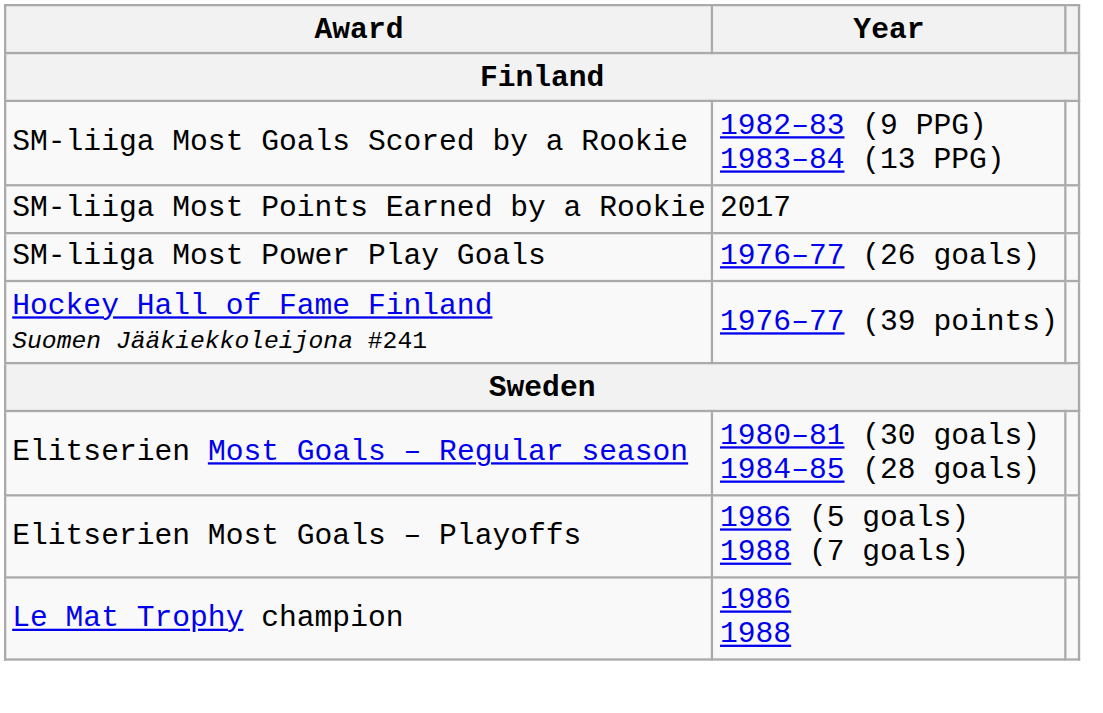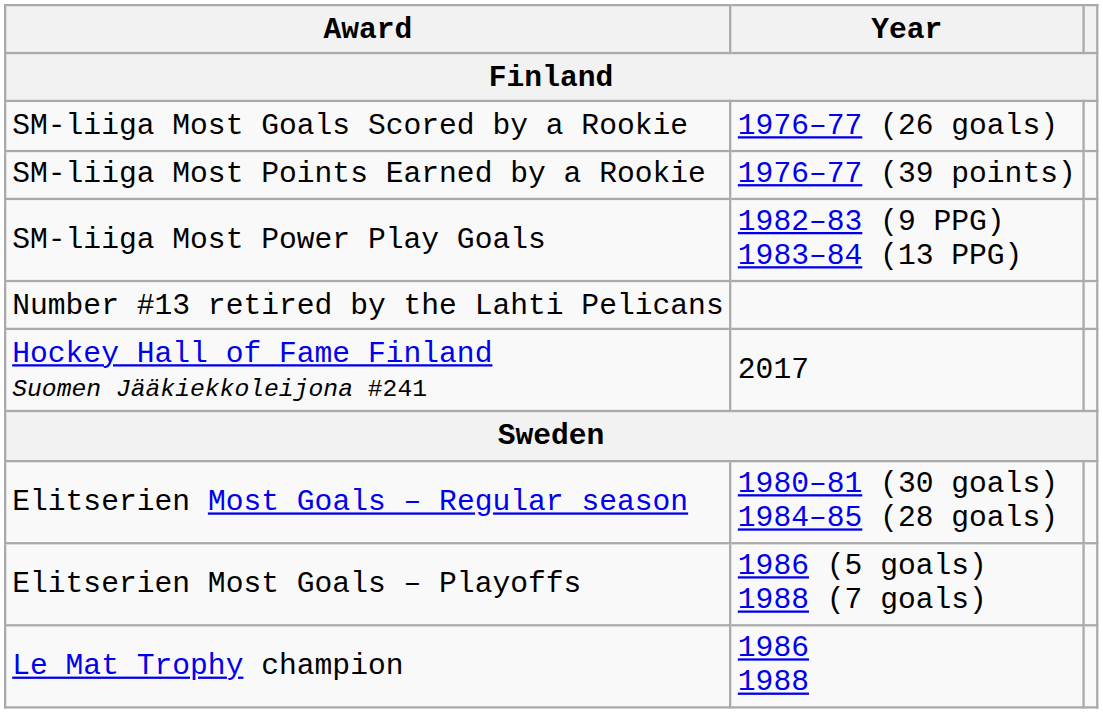(862, 143) 1982–83 (9 PPG) 1983–84 (13 PPG) -> (898, 126) 1976–77 (26 goals)
(756, 208) 2017 -> (907, 174) 1976–77 (39 points)
(880, 257) 1976–77 (26 goals) -> (880, 240) 1982–83 (9 PPG) 1983–84 (13 PPG)
+ row: (368, 305)
(889, 322) 1976–77 (39 points) -> (773, 370) 2017
